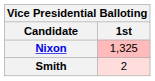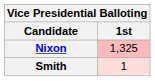(124, 66) 2 -> (124, 66) 1
